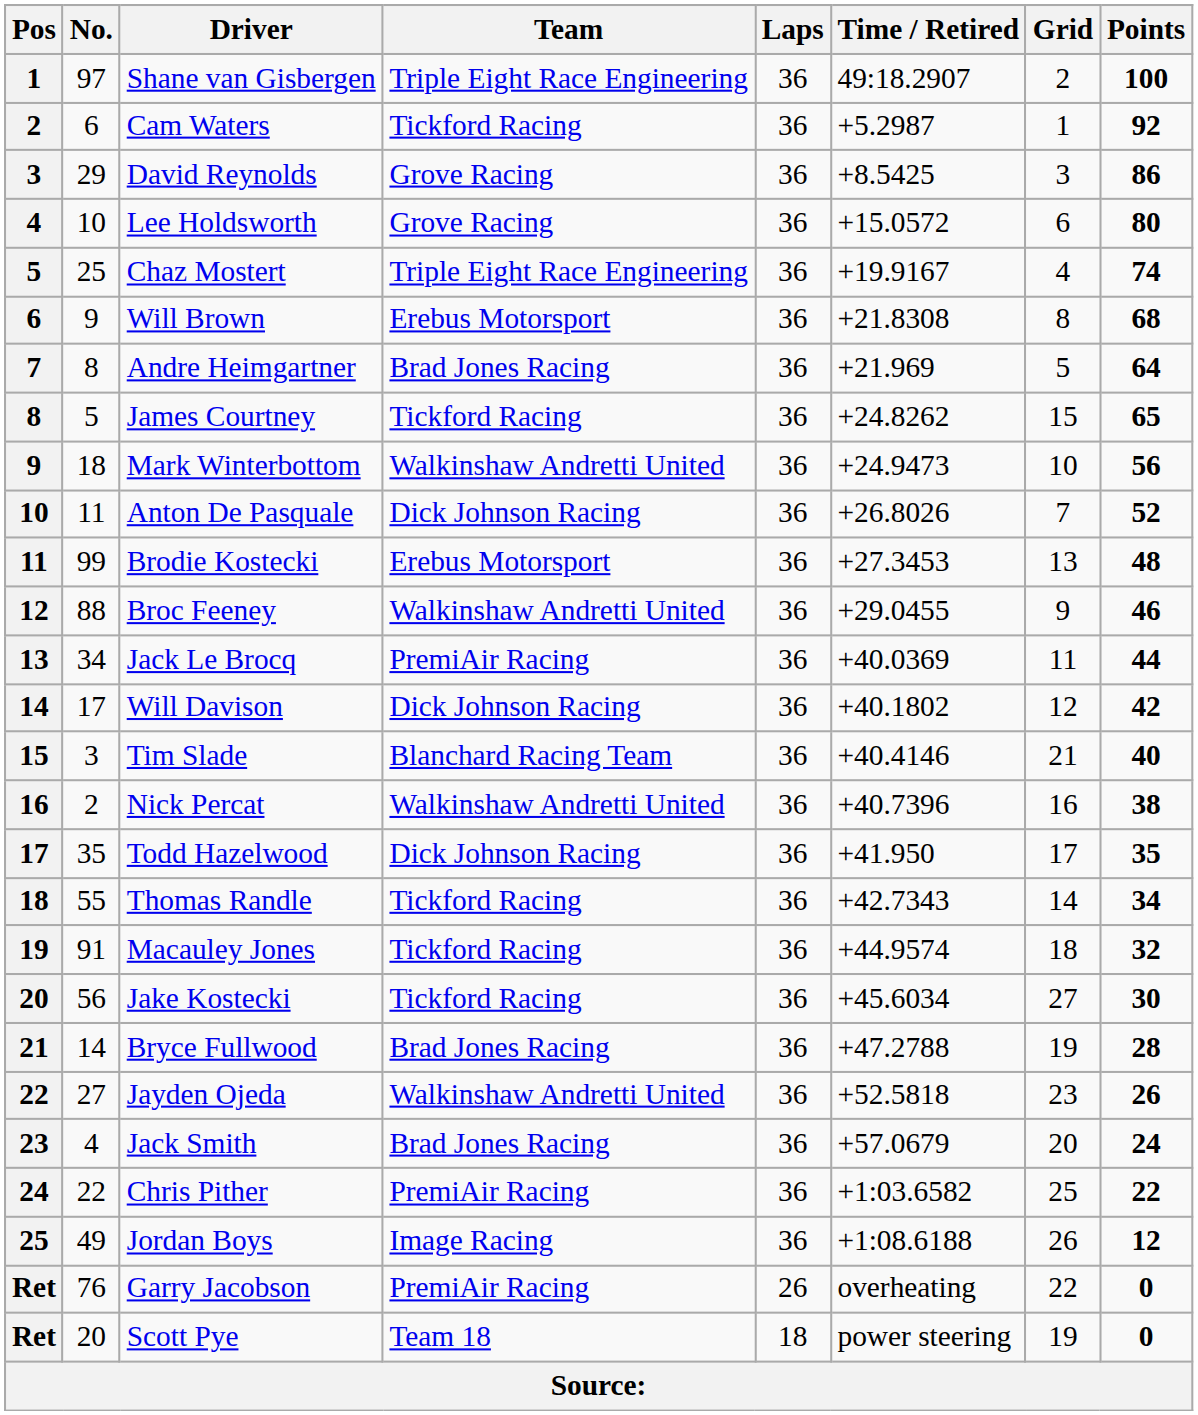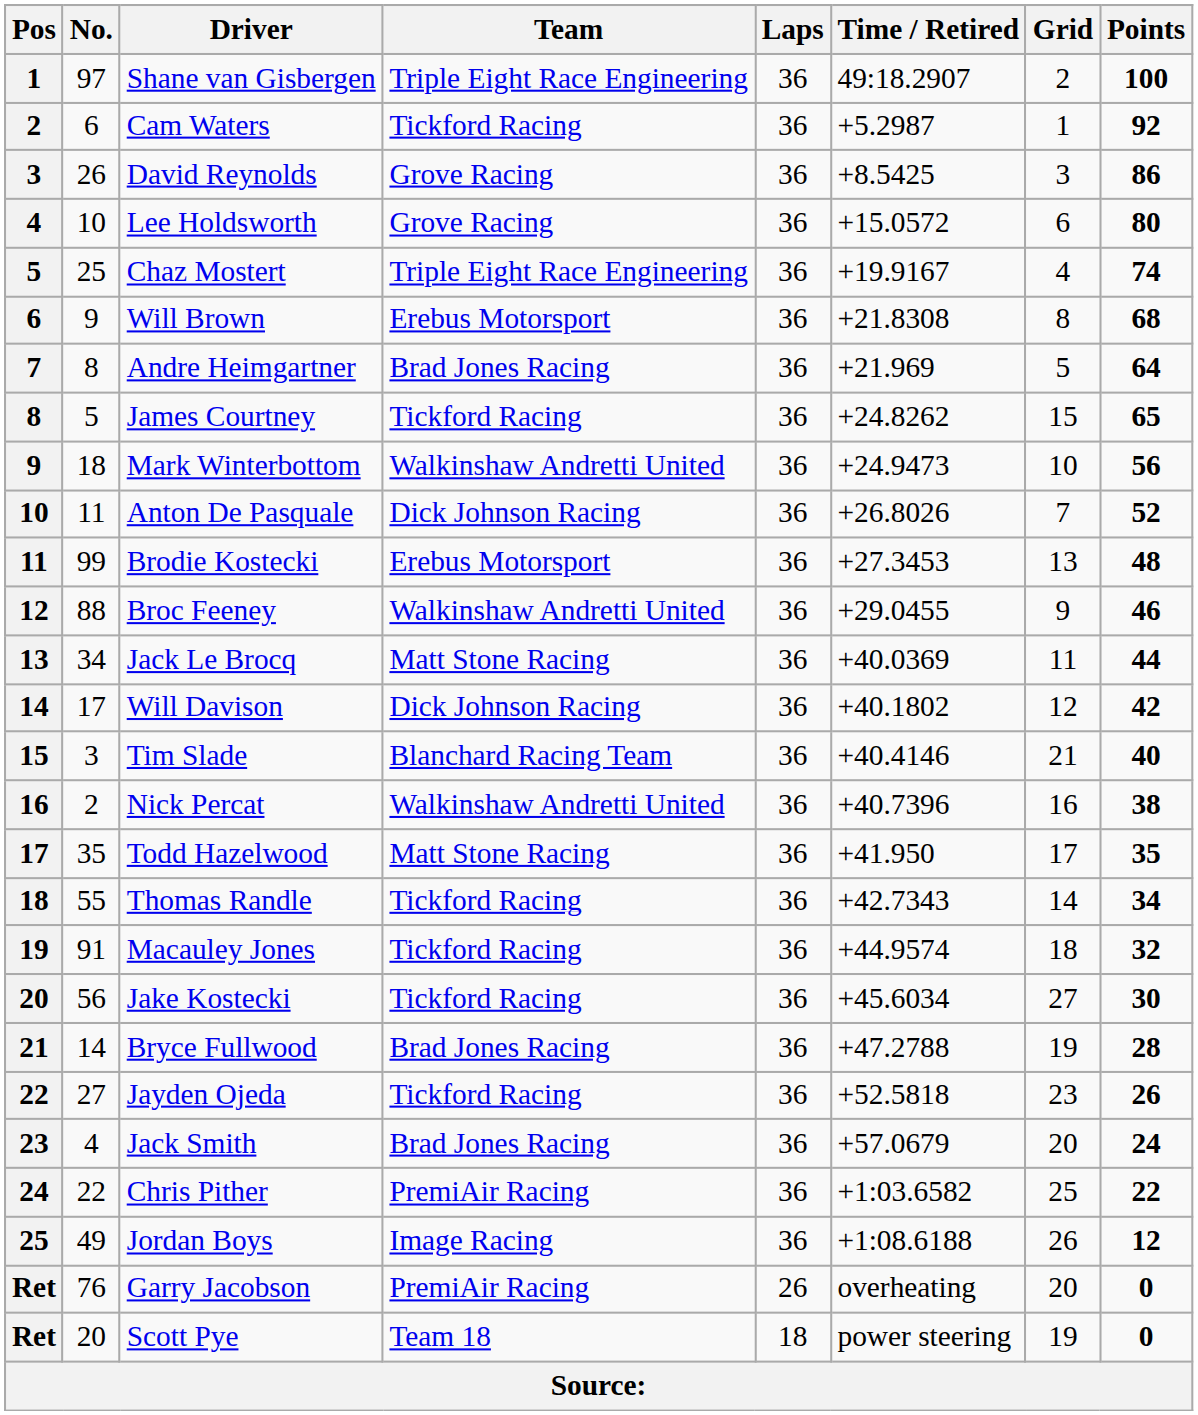(91, 174) 29 -> (91, 174) 26
(489, 658) PremiAir Racing -> (500, 658) Matt Stone Racing
(515, 852) Dick Johnson Racing -> (500, 852) Matt Stone Racing
(557, 1095) Walkinshaw Andretti United -> (486, 1095) Tickford Racing
(1063, 1288) 22 -> (1063, 1288) 20
